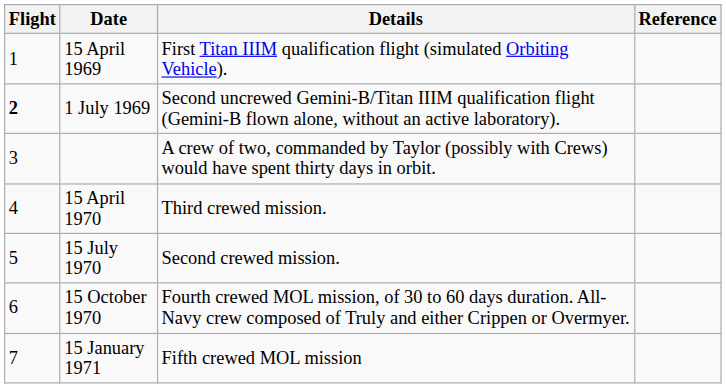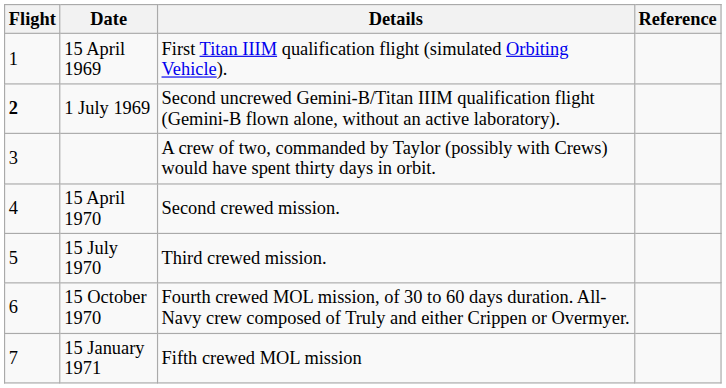(244, 208) Third crewed mission. -> (251, 208) Second crewed mission.
(251, 258) Second crewed mission. -> (244, 258) Third crewed mission.
